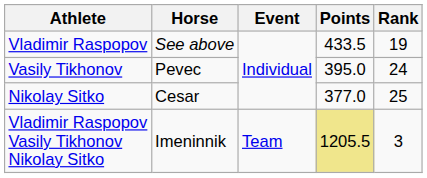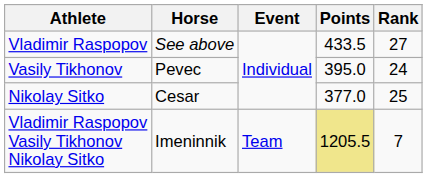(398, 44) 19 -> (398, 44) 27
(398, 141) 3 -> (398, 141) 7
